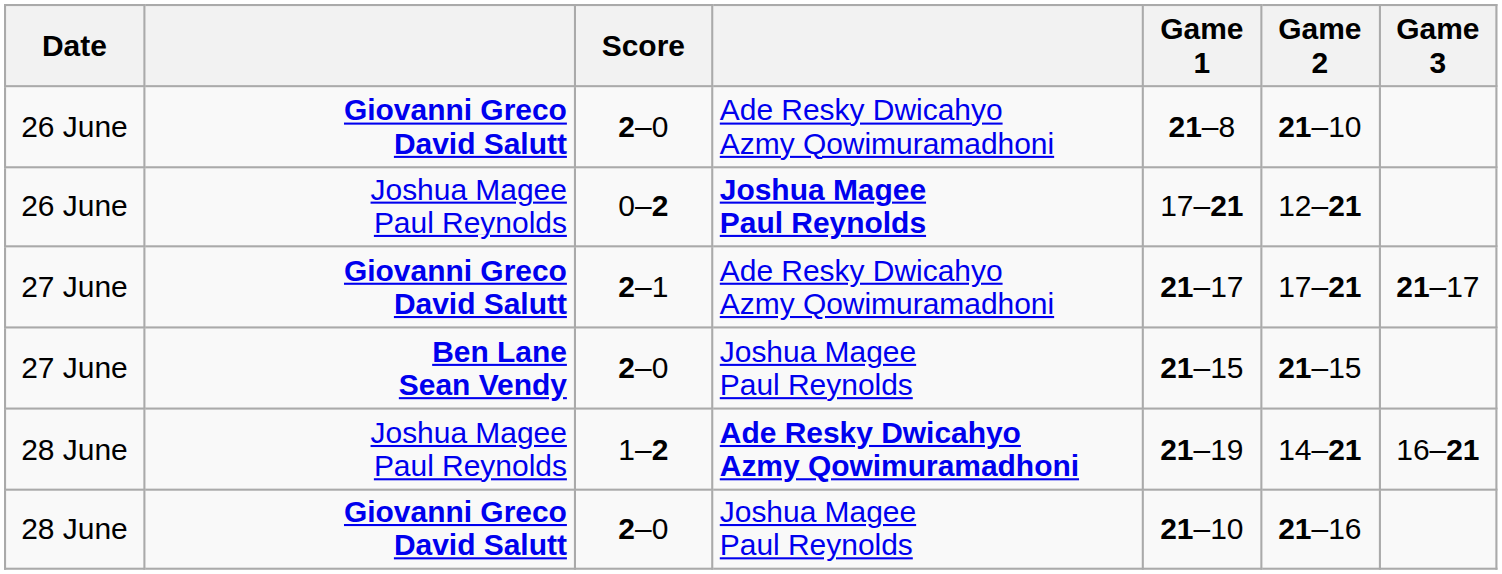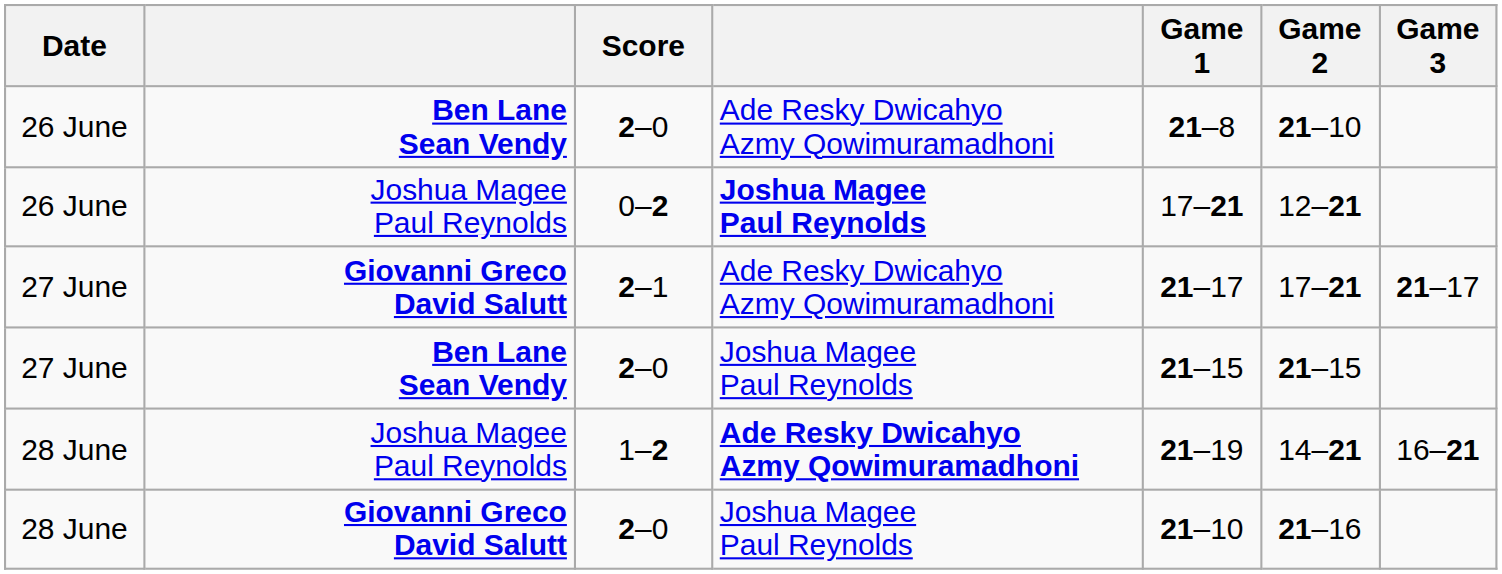(455, 126) Giovanni Greco David Salutt -> (483, 126) Ben Lane Sean Vendy
